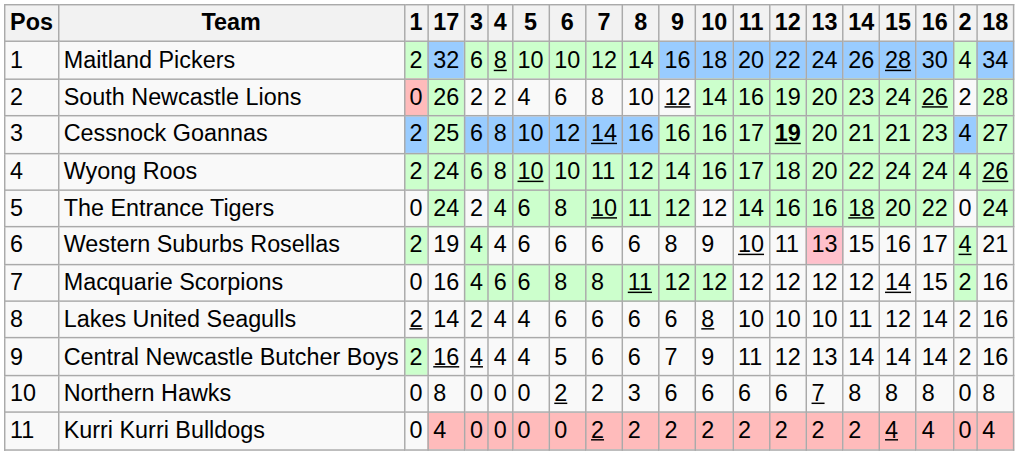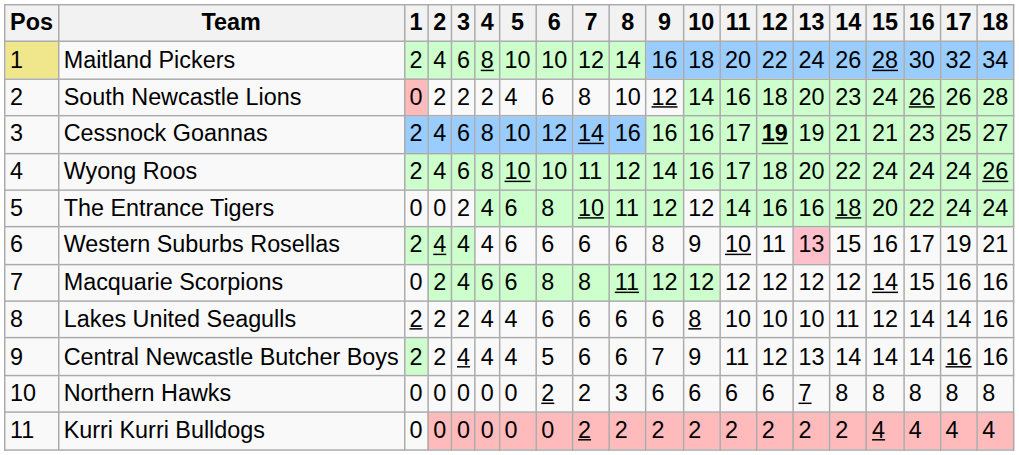columns swapped: (965, 23) <-> (446, 23)
(17, 60) no background -> (17, 60) khaki background
(788, 97) 19 -> (775, 97) 18
(825, 134) 20 -> (812, 134) 19
